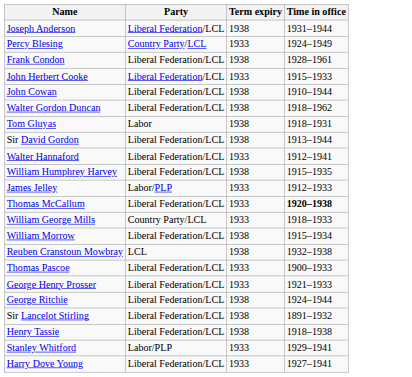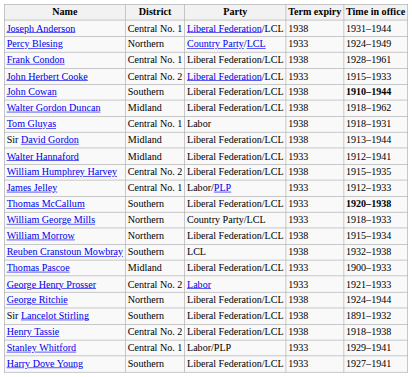+ column: (155, 12)
(309, 92) normal -> (369, 92) bold
(176, 284) Liberal Federation/LCL -> (199, 284) Labor
